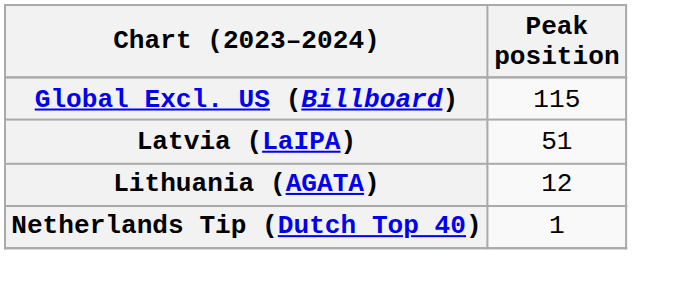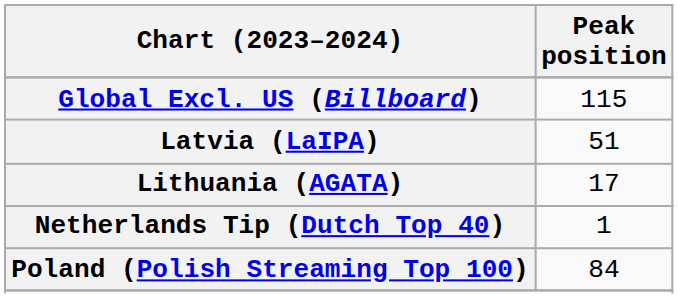(557, 184) 12 -> (604, 184) 17
+ row: (270, 269)
